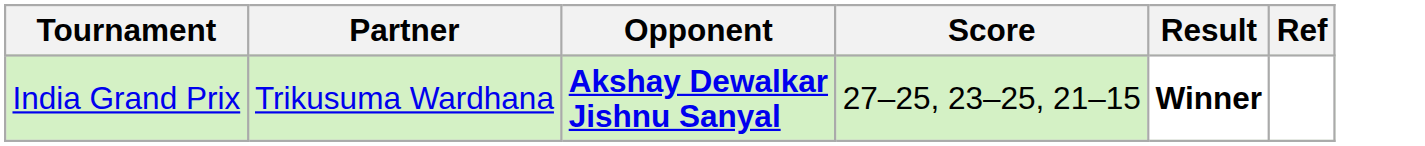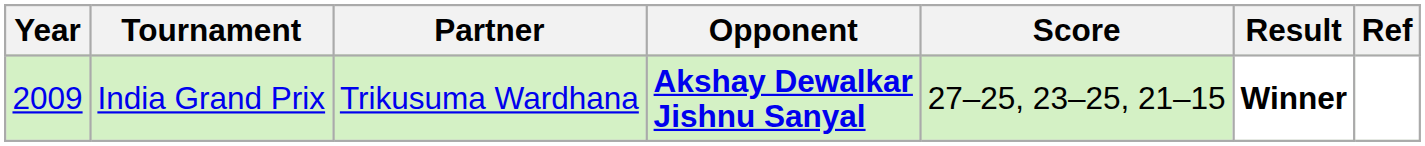+ column: (48, 30)
